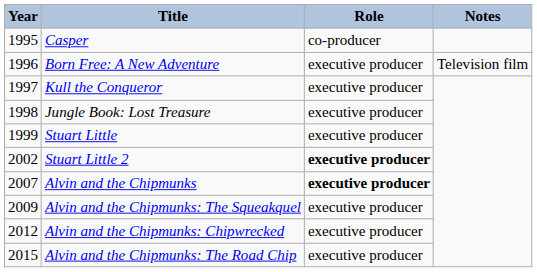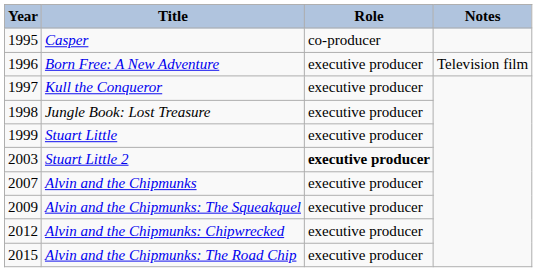(23, 159) 2002 -> (23, 159) 2003
(369, 183) bold -> (365, 183) normal
